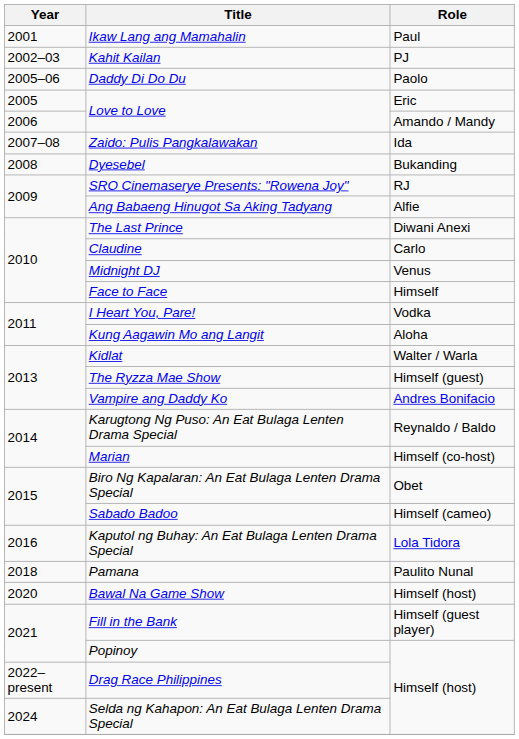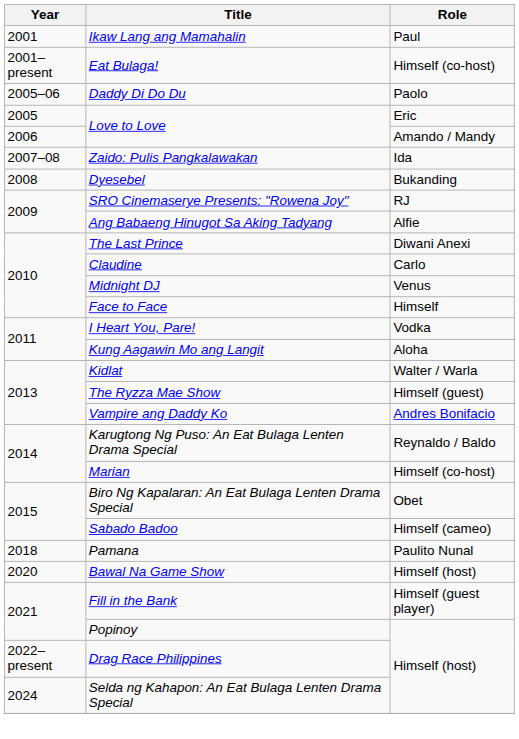+ row: (123, 65)
- row: (125, 57)
- row: (233, 543)
